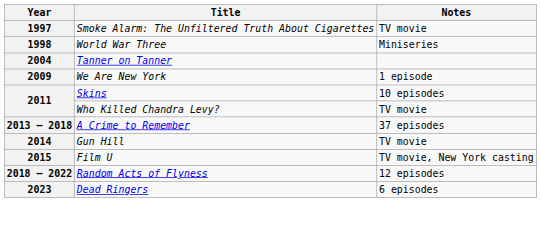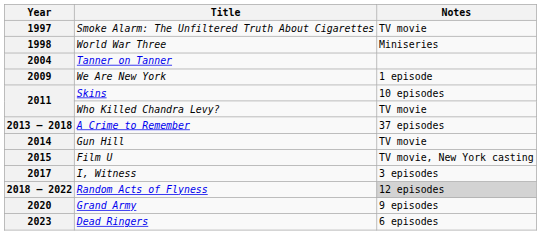+ row: (39, 173)
(412, 173) no background -> (412, 190) lightgrey background
+ row: (39, 206)
